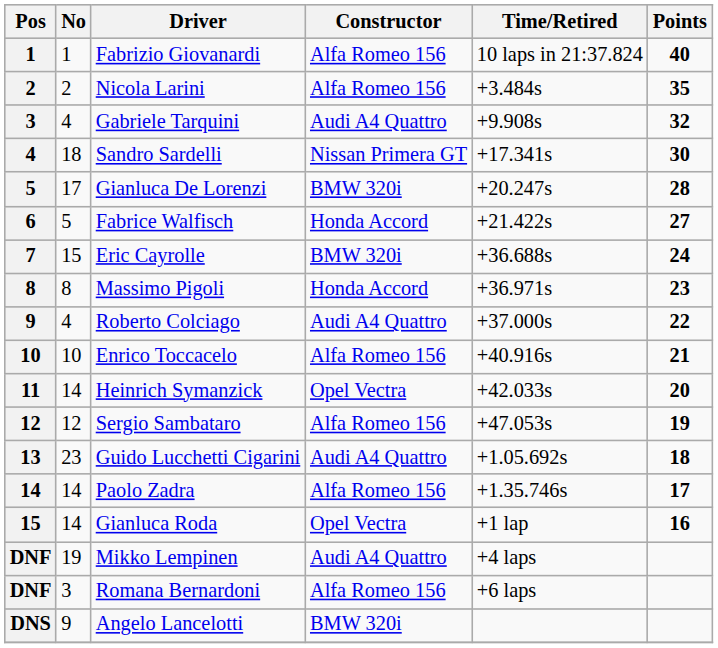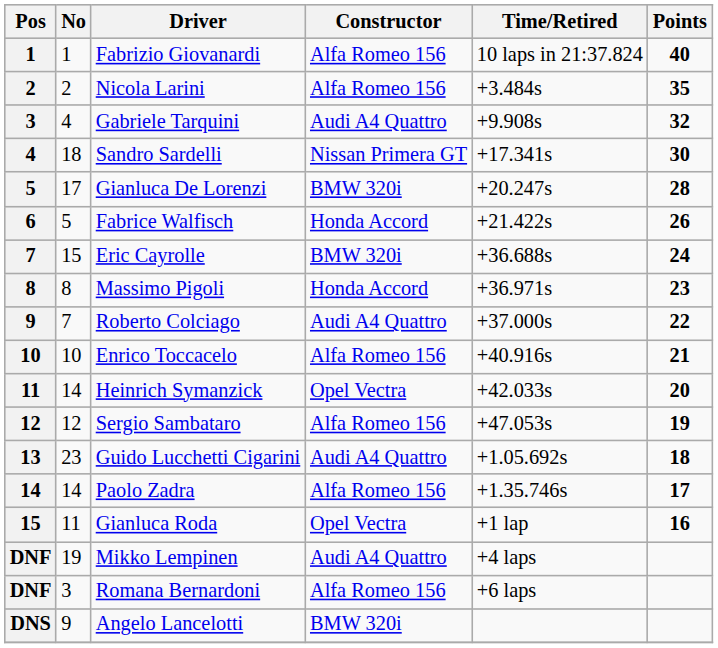(680, 222) 27 -> (680, 222) 26
(66, 322) 4 -> (66, 322) 7
(71, 524) 14 -> (71, 524) 11
